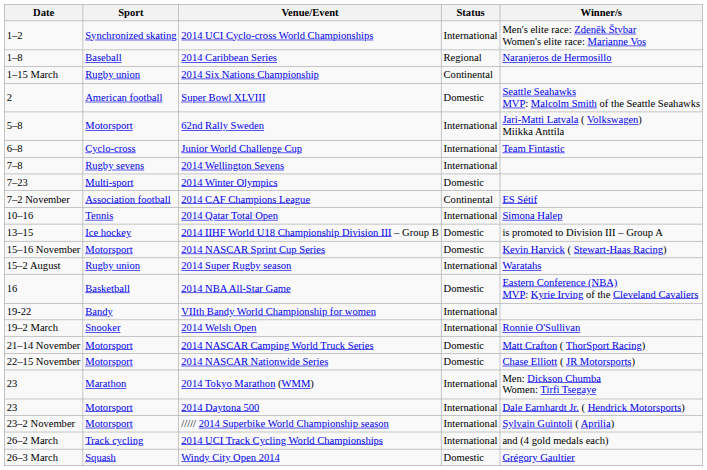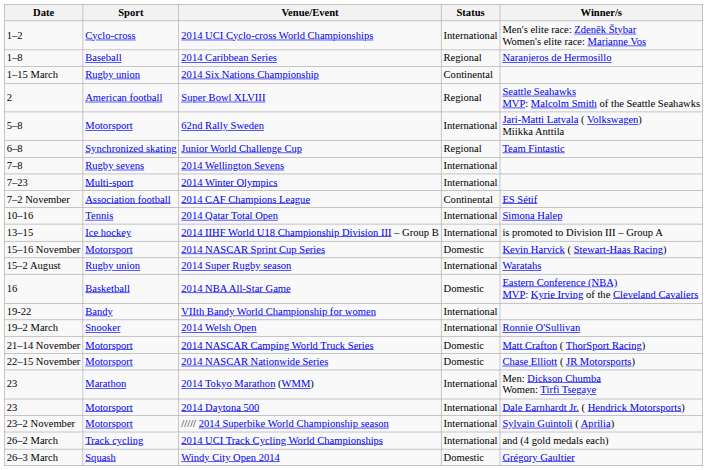(131, 35) Synchronized skating -> (110, 35) Cyclo-cross
(464, 97) Domestic -> (463, 97) Regional
(110, 148) Cyclo-cross -> (131, 148) Synchronized skating
(471, 148) International -> (463, 148) Regional
(464, 182) Domestic -> (471, 182) International
(464, 232) Domestic -> (471, 232) International
